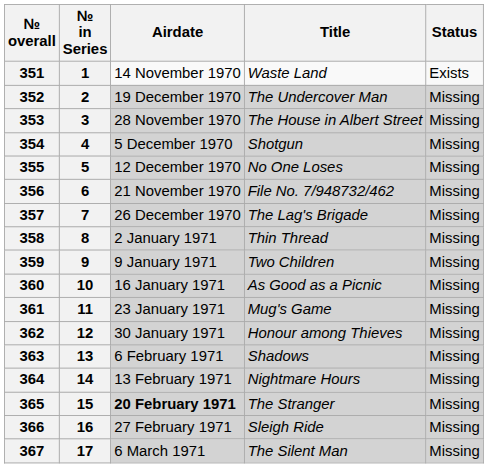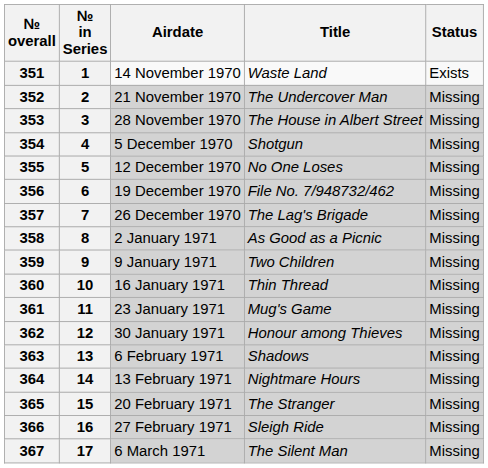(178, 96) 19 December 1970 -> (178, 96) 21 November 1970
(178, 191) 21 November 1970 -> (178, 191) 19 December 1970
(288, 238) Thin Thread -> (315, 238) As Good as a Picnic
(315, 285) As Good as a Picnic -> (288, 285) Thin Thread
(175, 403) bold -> (173, 403) normal
